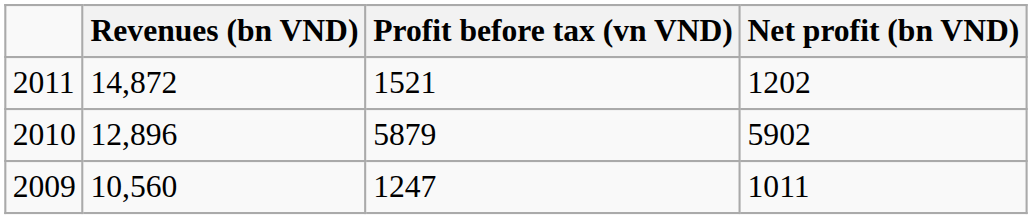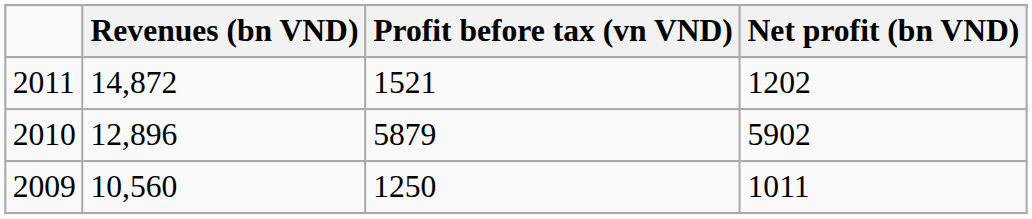(405, 186) 1247 -> (405, 186) 1250
